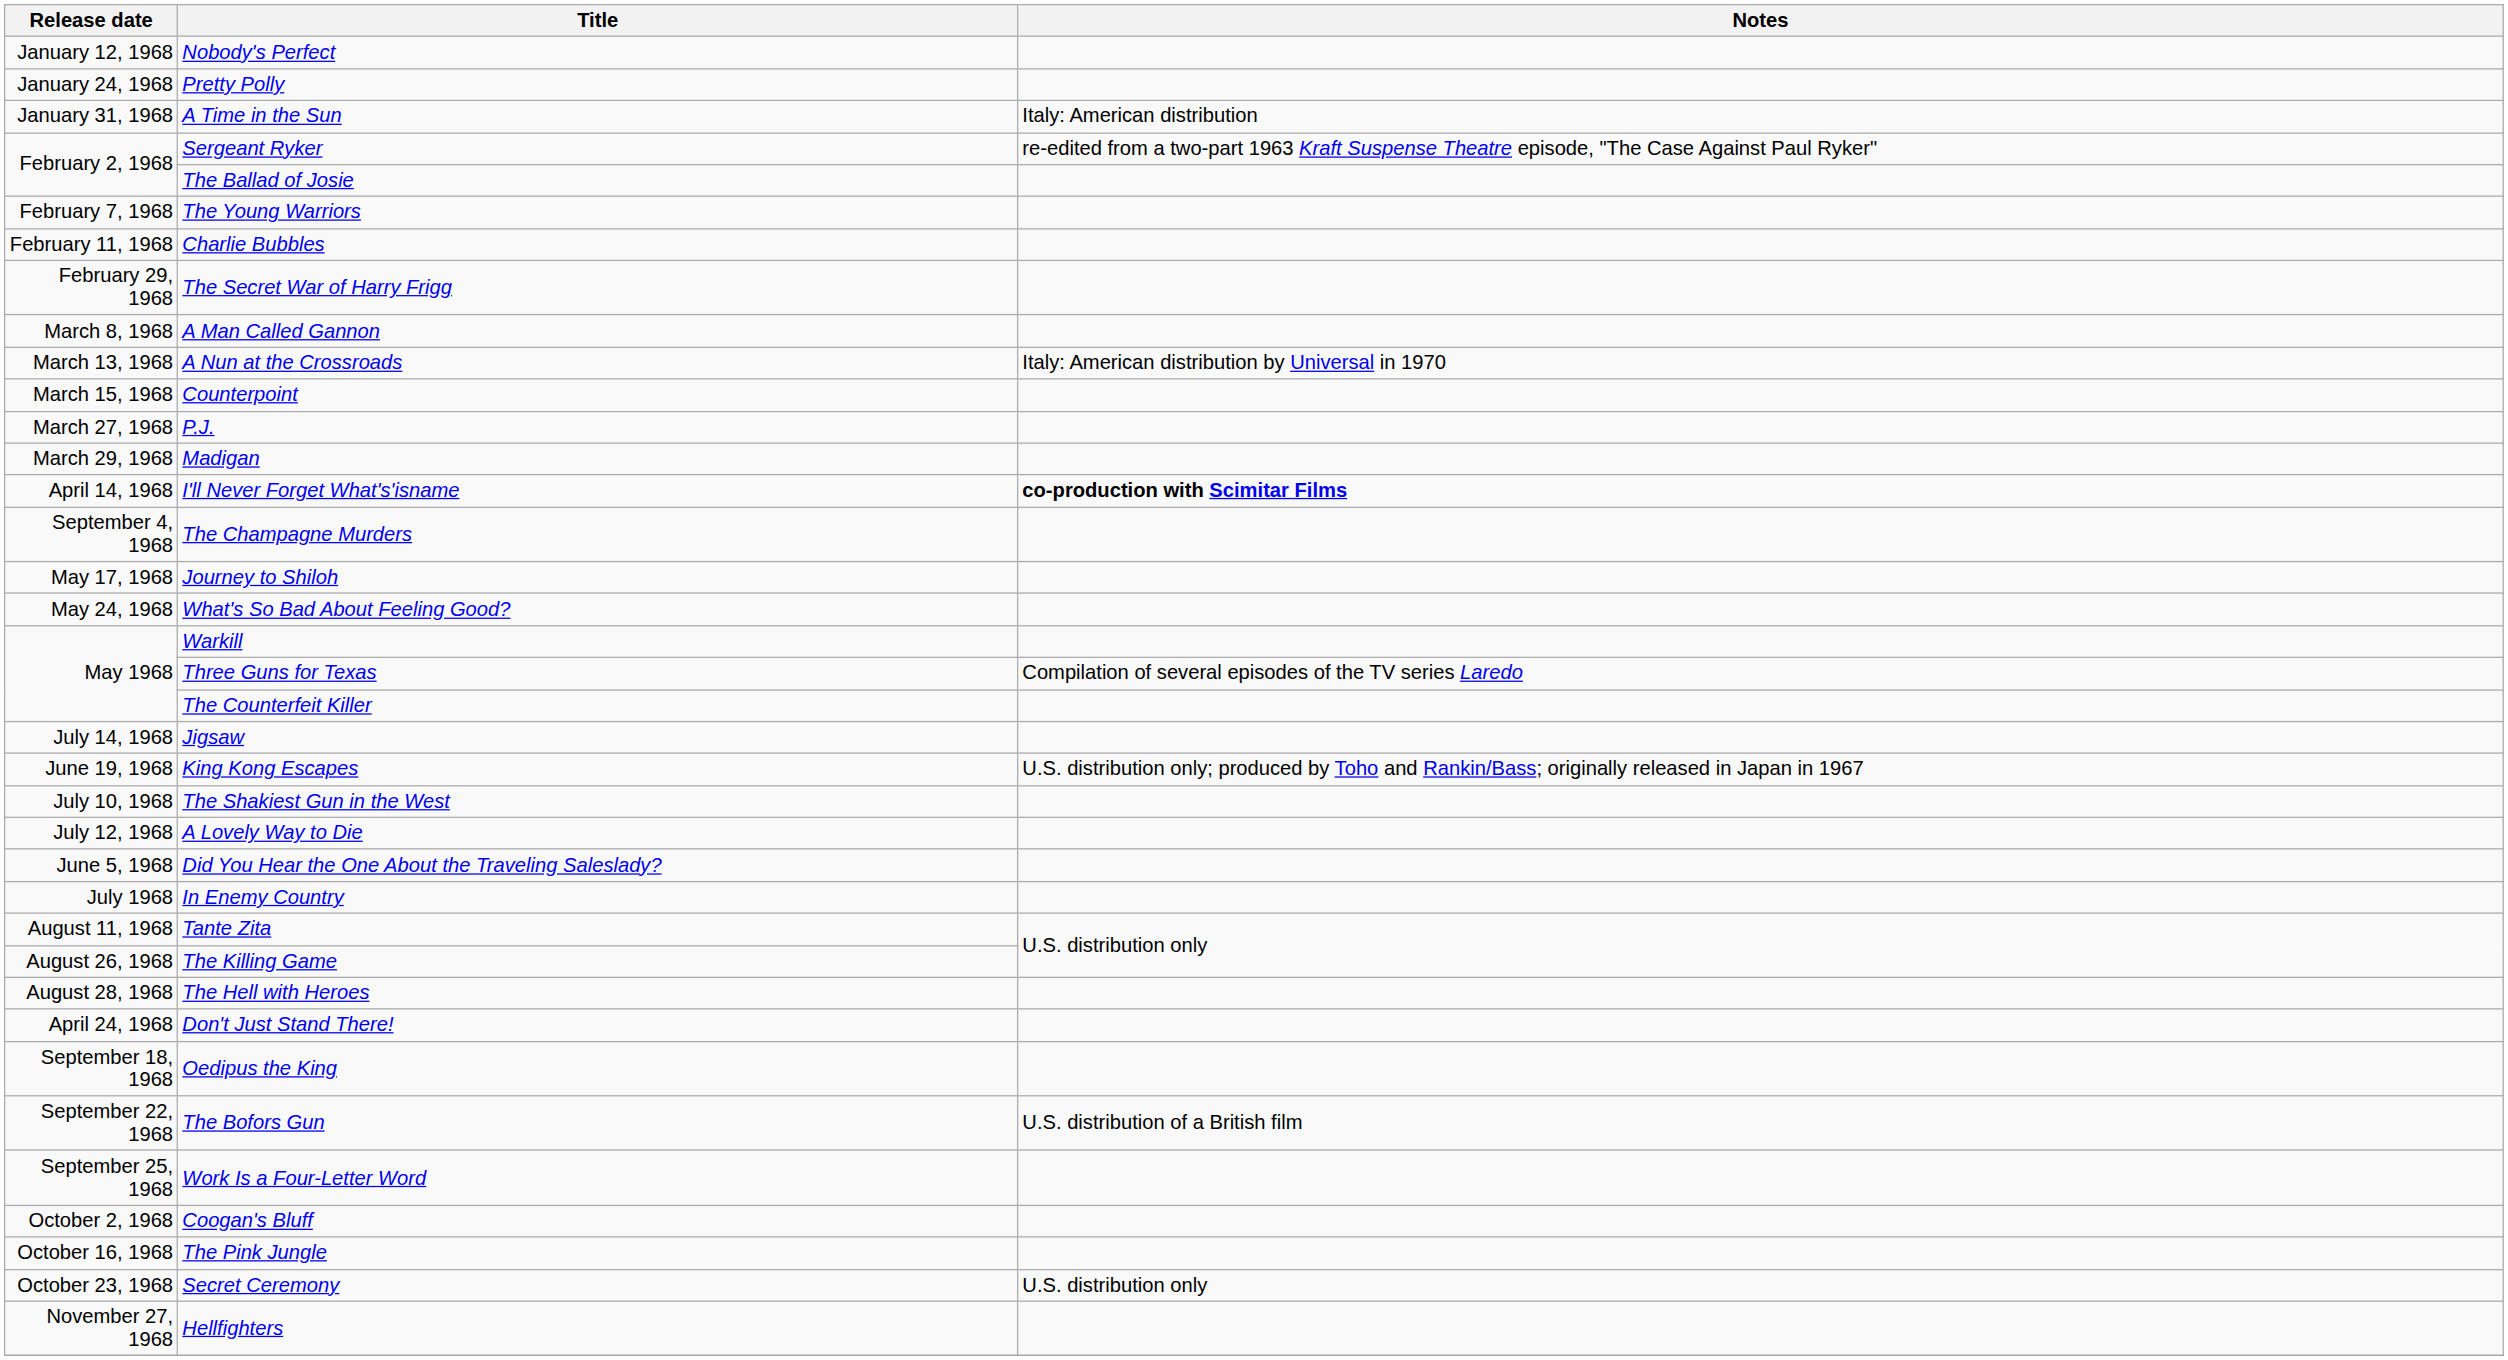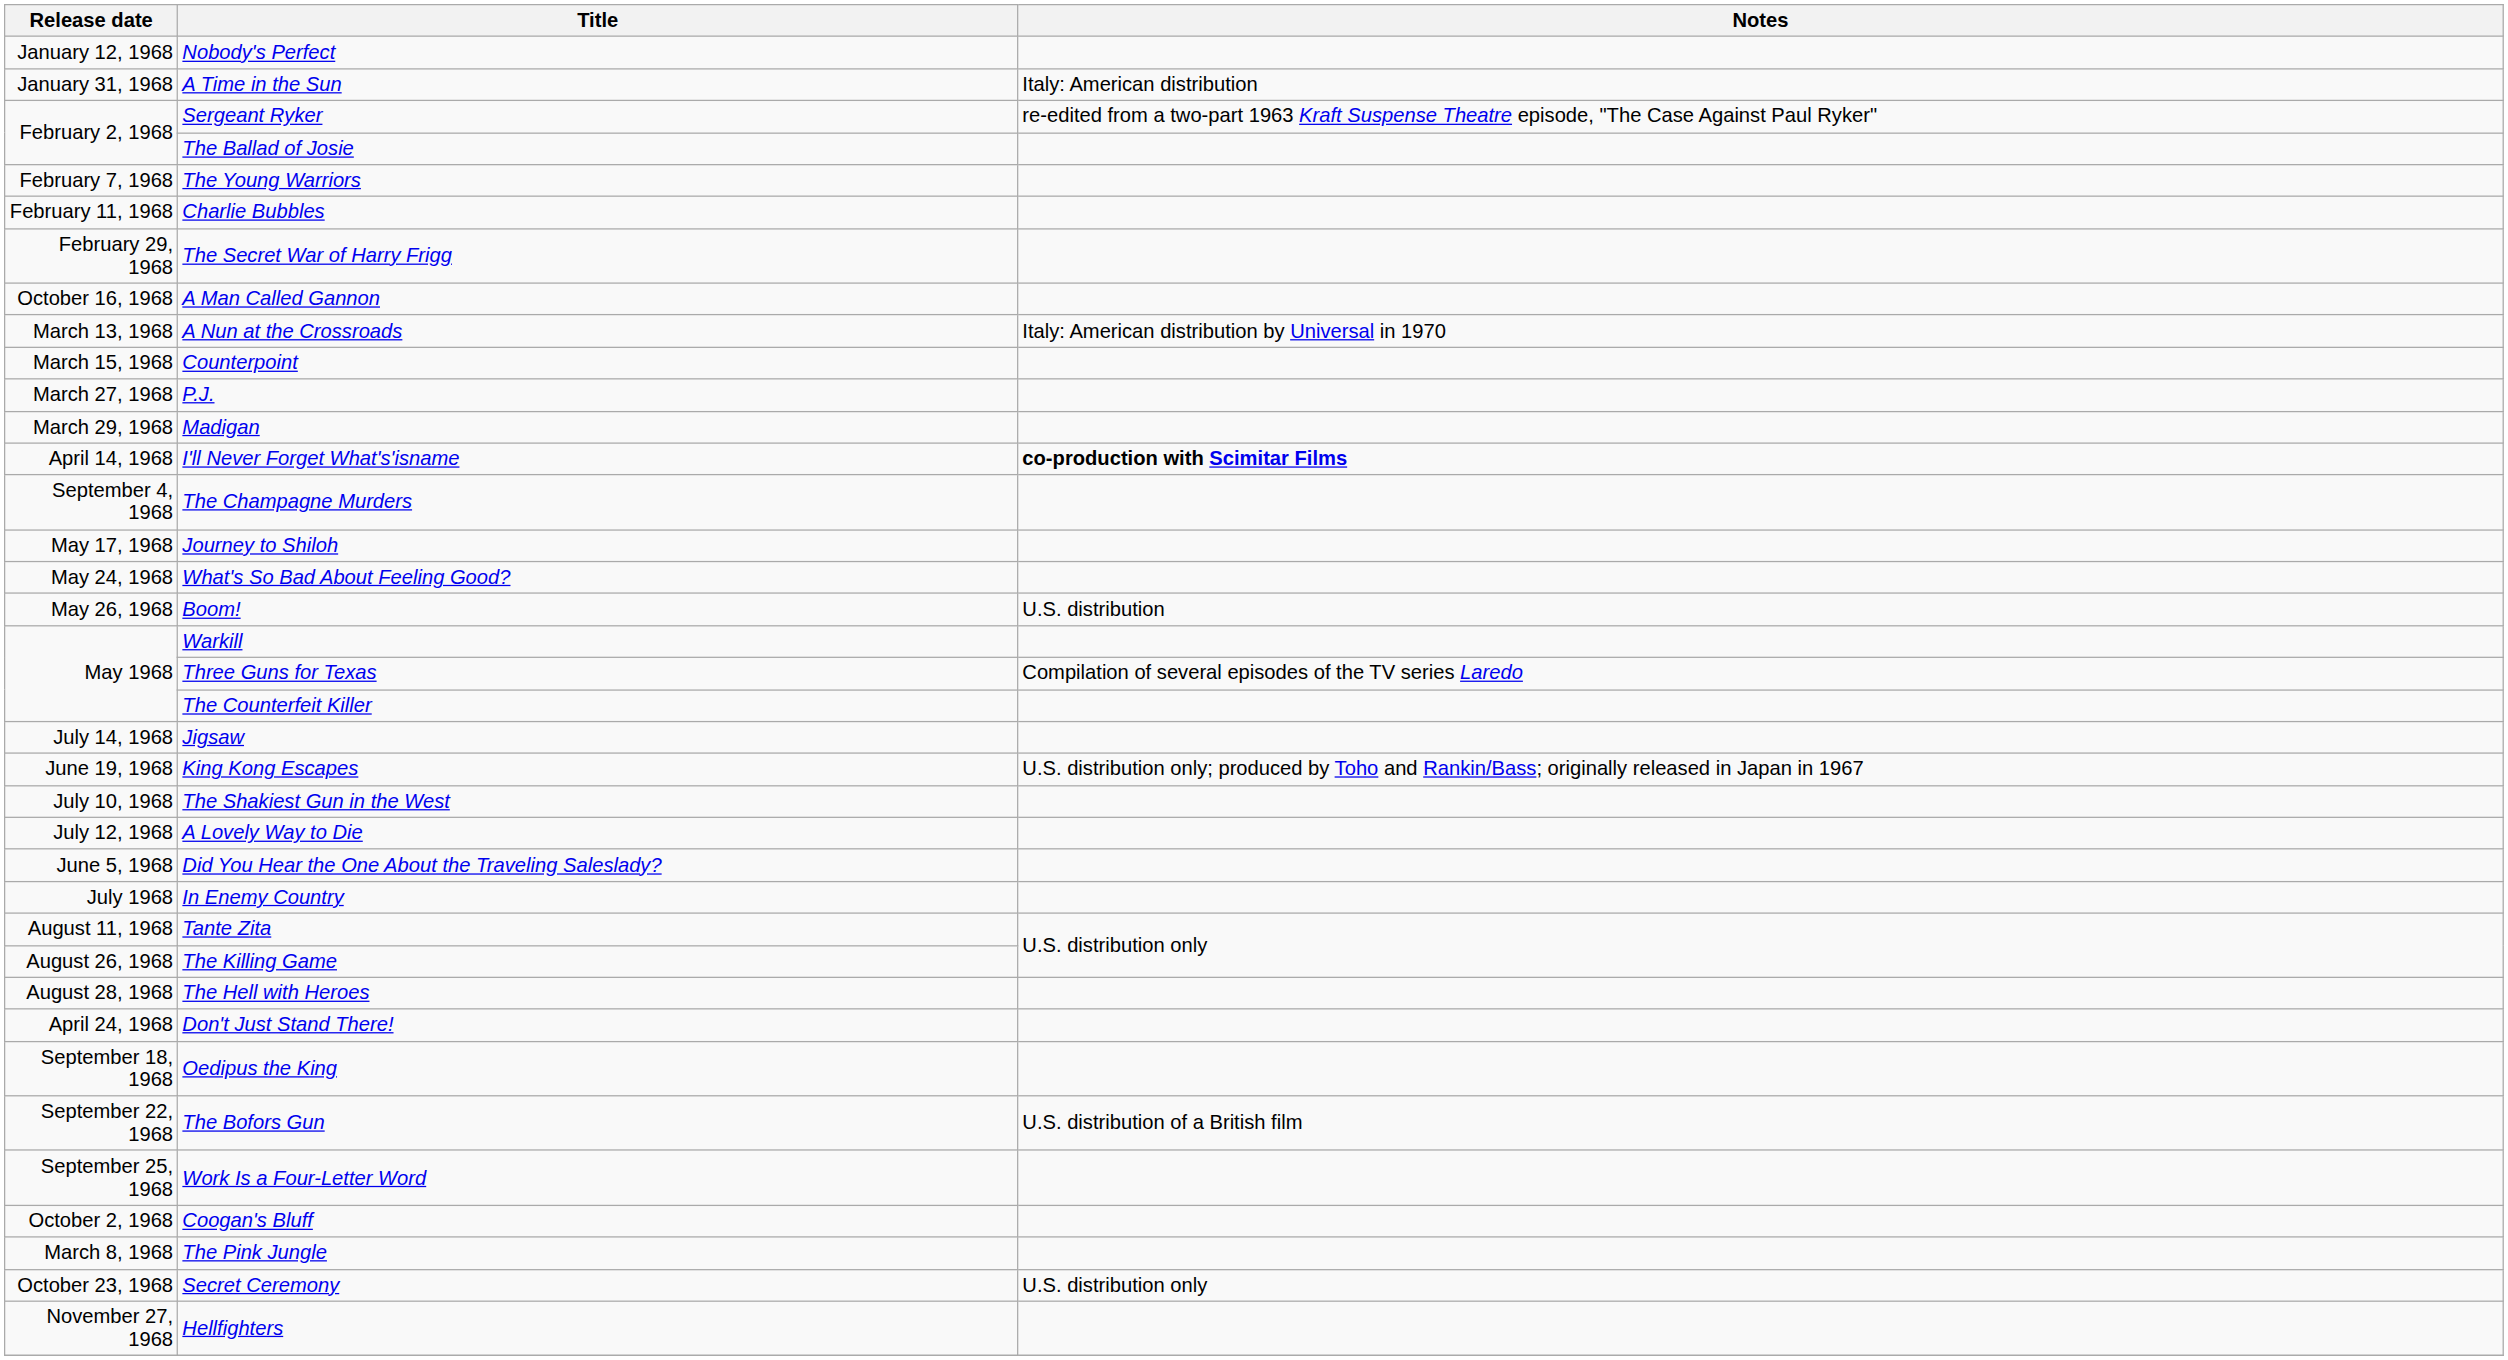- row: (233, 84)
(109, 330) March 8, 1968 -> (95, 298) October 16, 1968
+ row: (212, 609)
(95, 1252) October 16, 1968 -> (109, 1252) March 8, 1968
